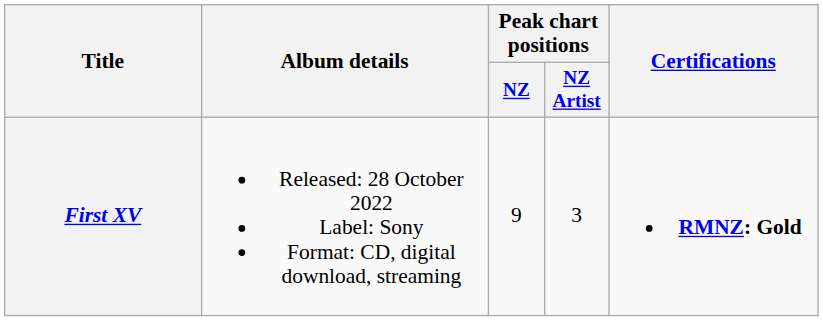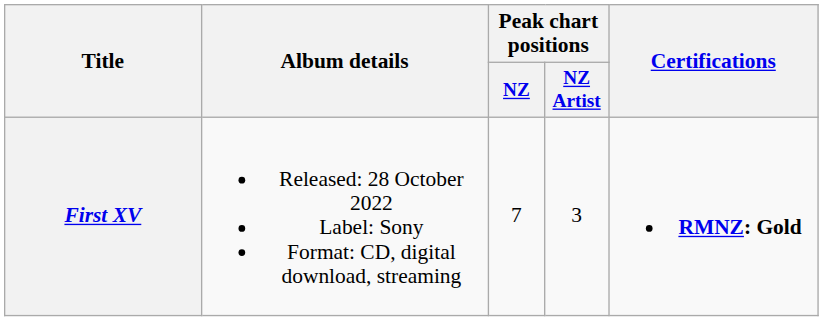(516, 215) 9 -> (516, 215) 7
